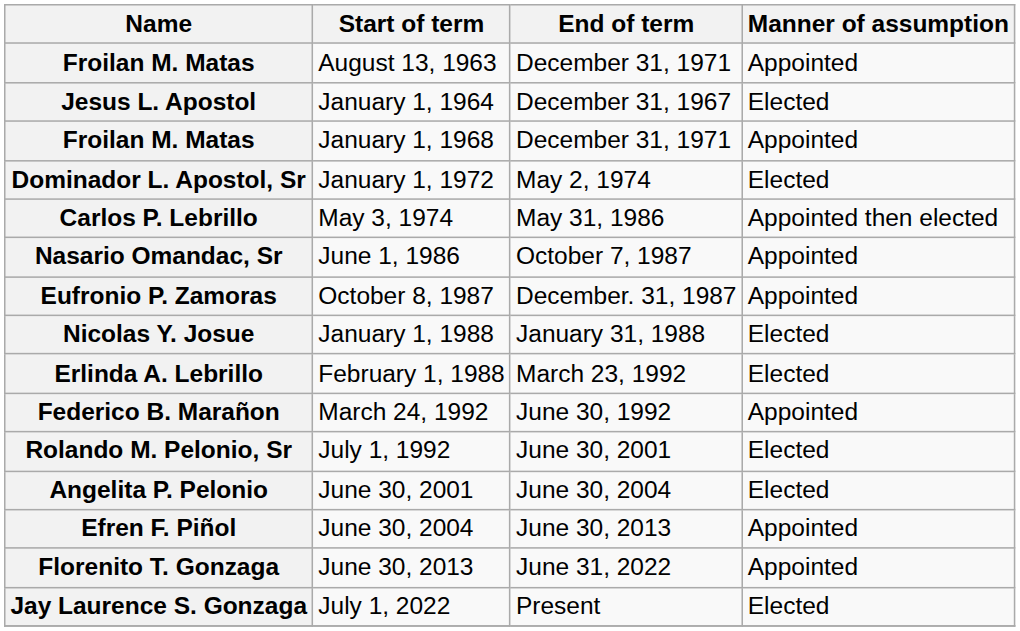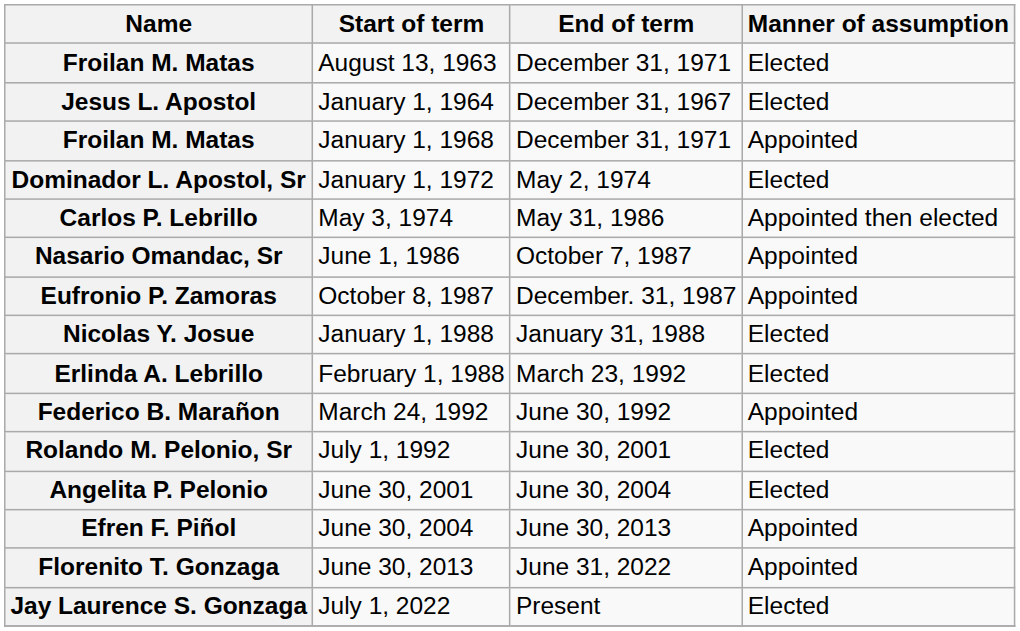(803, 62) Appointed -> (789, 62) Elected
